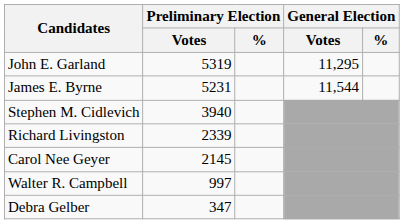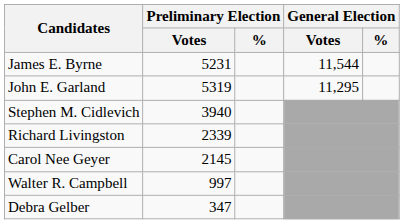rows swapped: (55, 87) <-> (57, 64)
